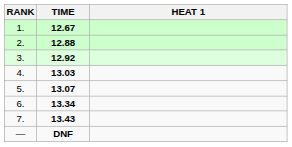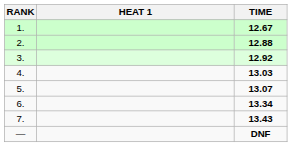columns swapped: (188, 12) <-> (63, 12)
